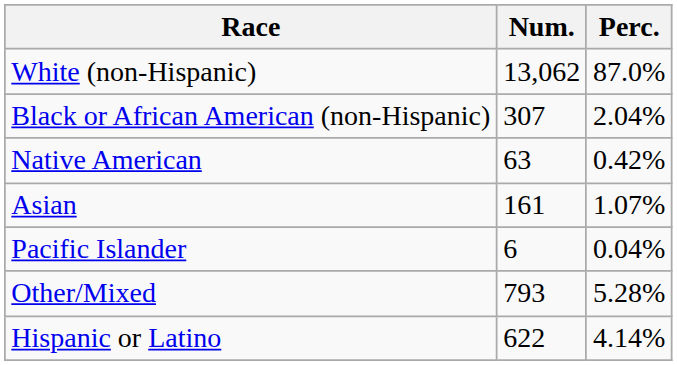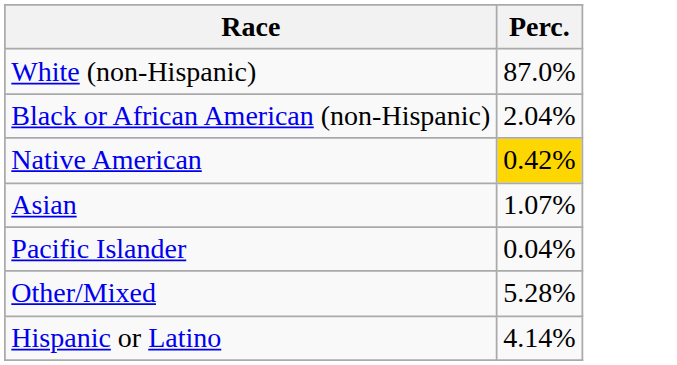- column: (542, 26)
(629, 159) no background -> (539, 159) gold background
